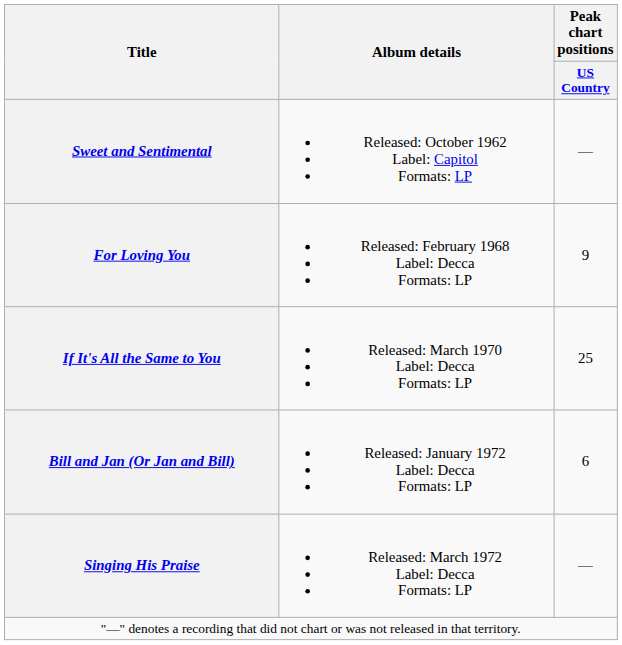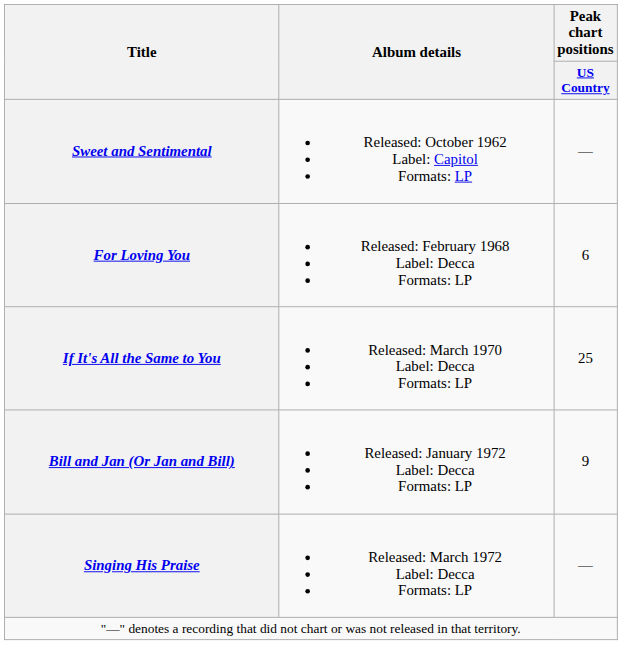(585, 254) 9 -> (585, 254) 6
(585, 462) 6 -> (585, 462) 9
